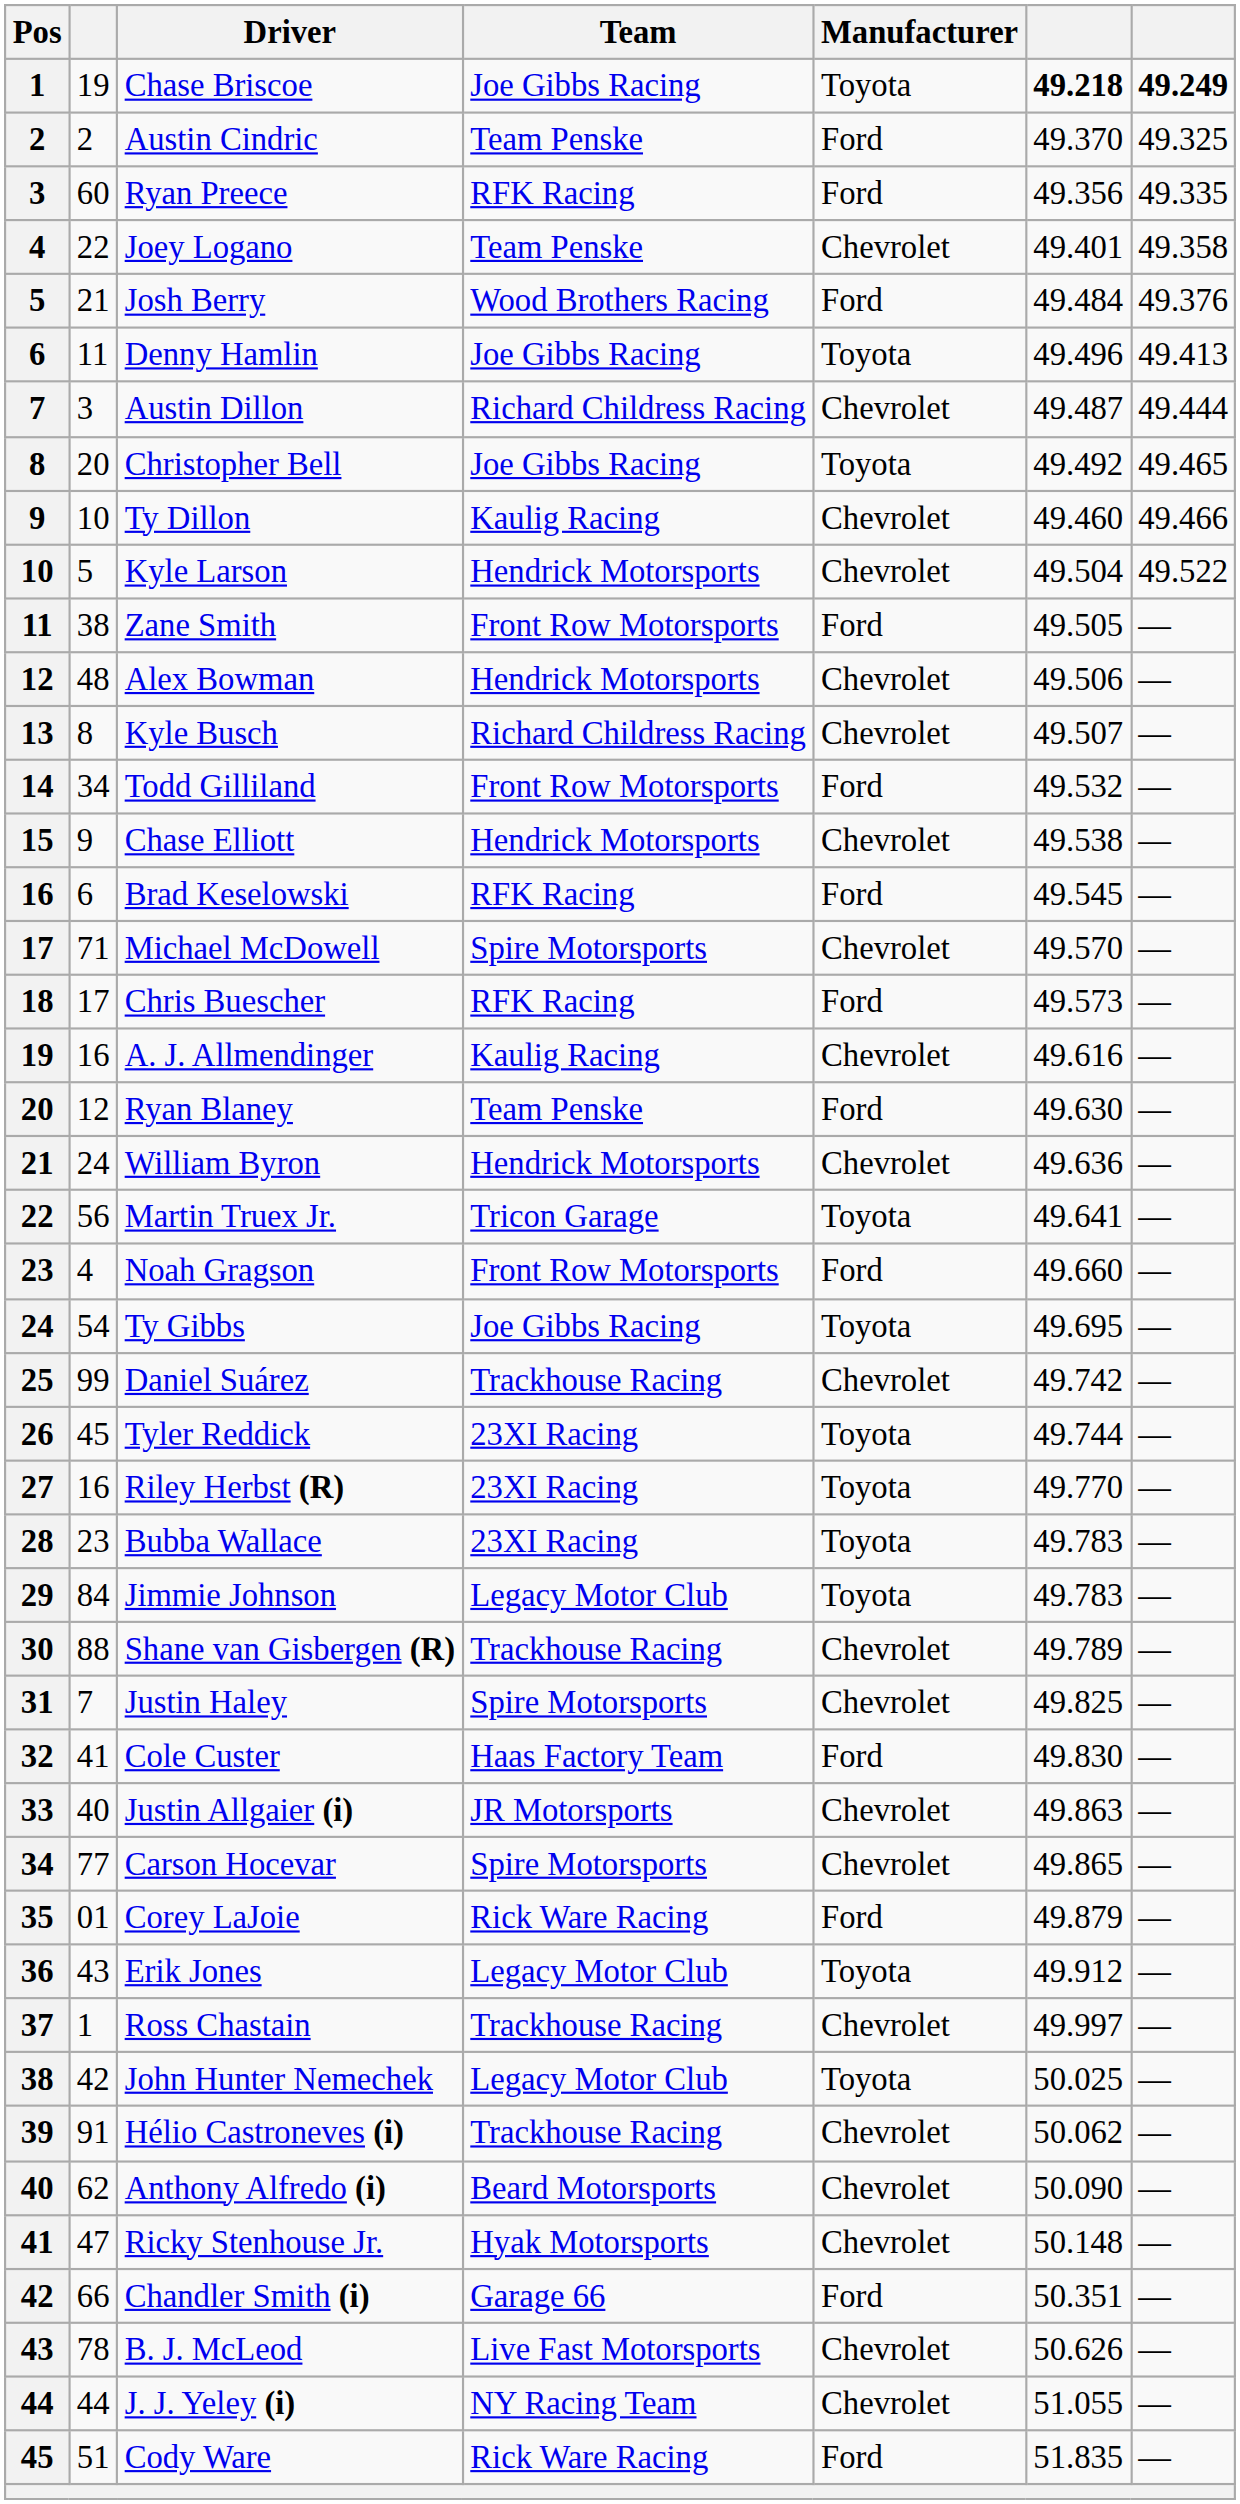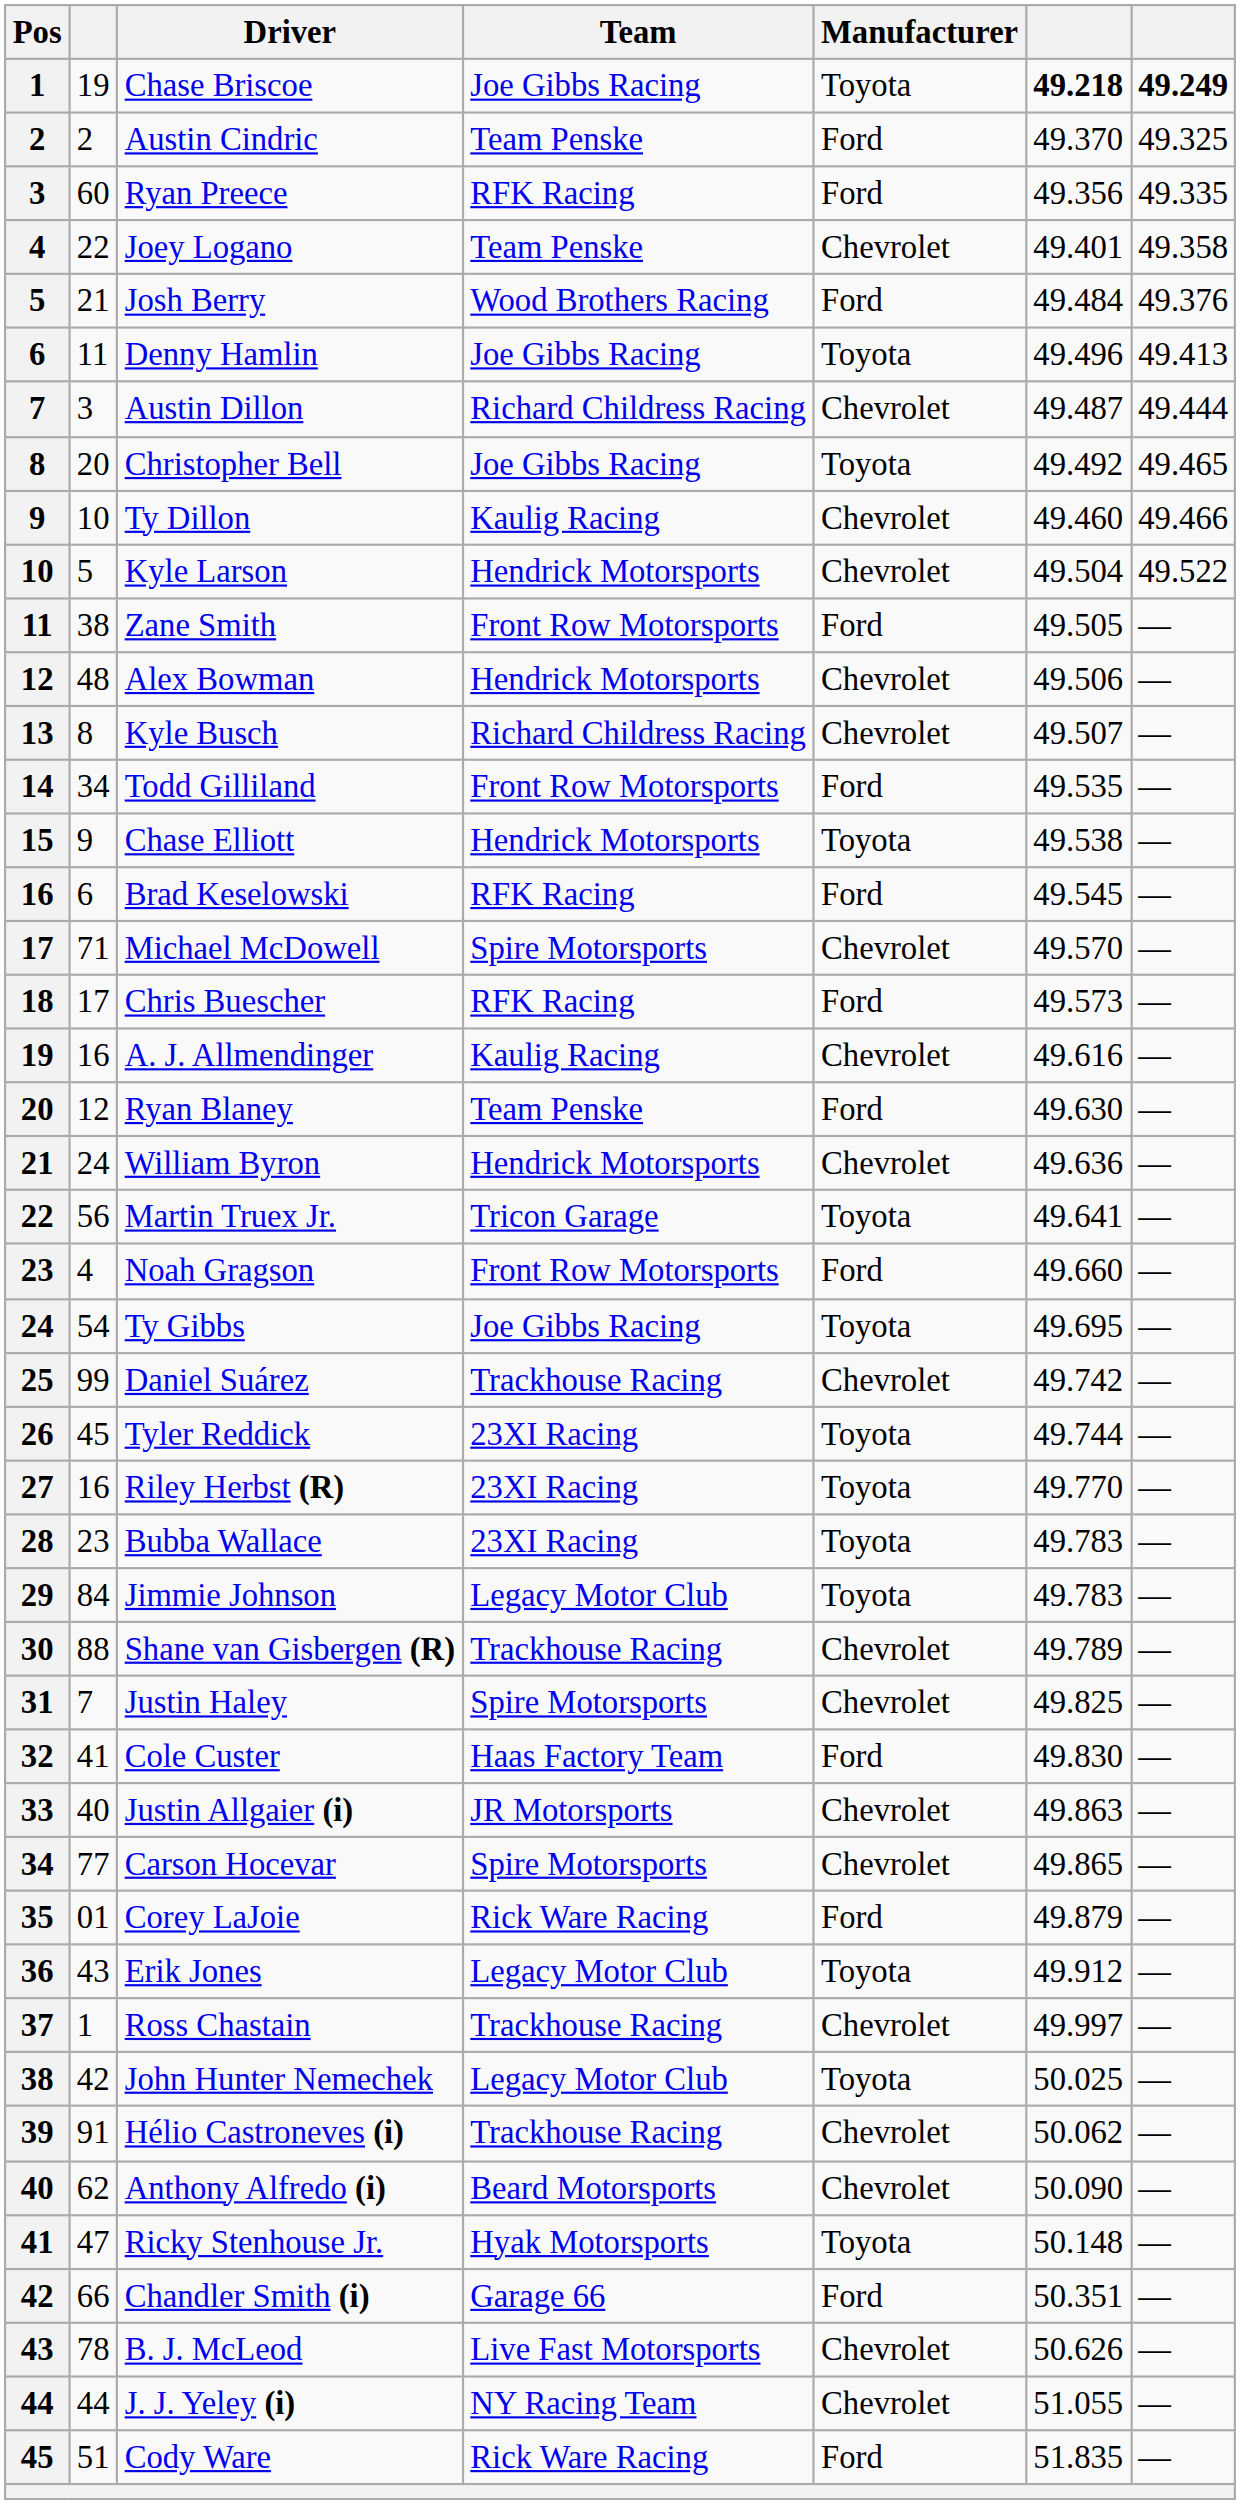(1078, 786) 49.532 -> (1078, 786) 49.535
(885, 839) Chevrolet -> (866, 839) Toyota
(885, 2240) Chevrolet -> (866, 2240) Toyota
